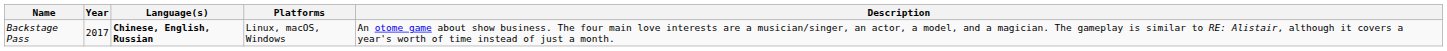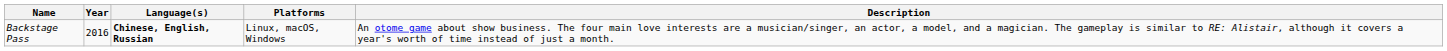(97, 33) 2017 -> (97, 33) 2016
